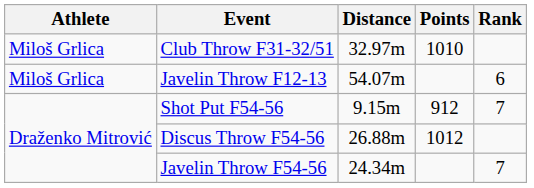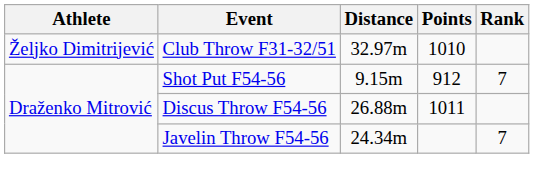(56, 49) Miloš Grlica -> (81, 49) Željko Dimitrijević
- row: (244, 78)
(445, 138) 1012 -> (447, 108) 1011
